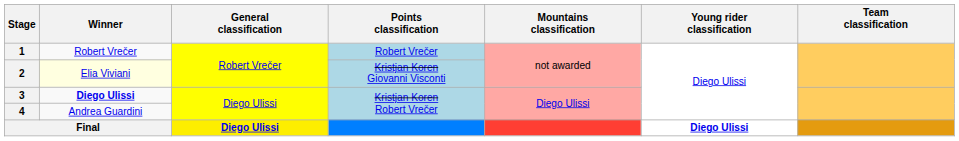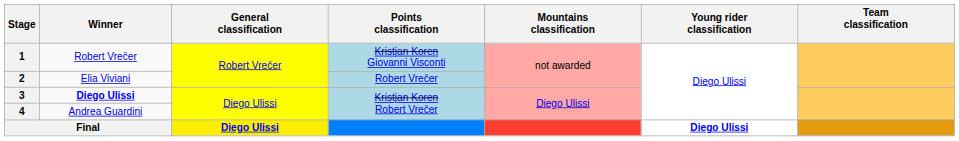(406, 52) Robert Vrečer -> (406, 58) Kristjan Koren Giovanni Visconti
(105, 74) lightyellow background -> (105, 79) no background
(406, 74) Kristjan Koren Giovanni Visconti -> (406, 79) Robert Vrečer
